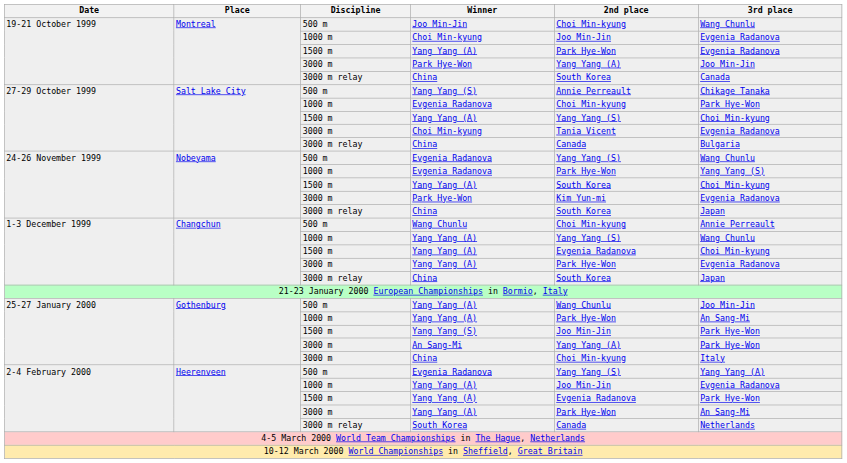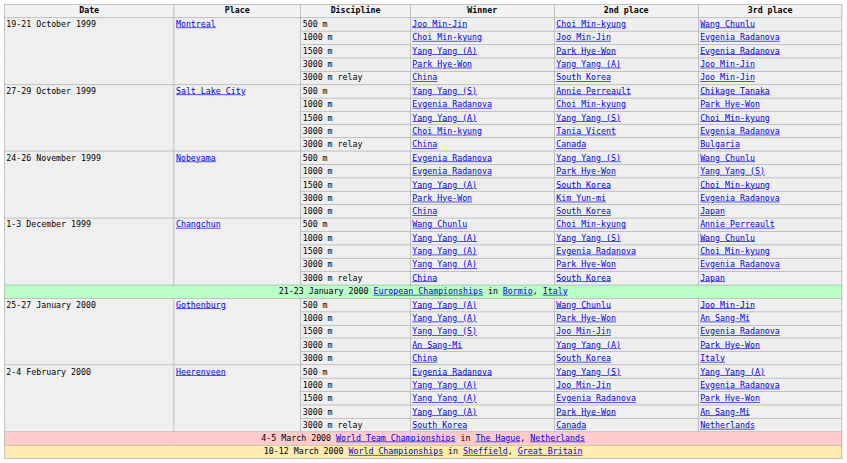(715, 78) Canada -> (728, 78) Joo Min-Jin
(333, 211) 3000 m relay -> (318, 211) 1000 m
(730, 332) Park Hye-Won -> (740, 332) Evgenia Radanova
(591, 358) Choi Min-kyung -> (584, 358) South Korea
